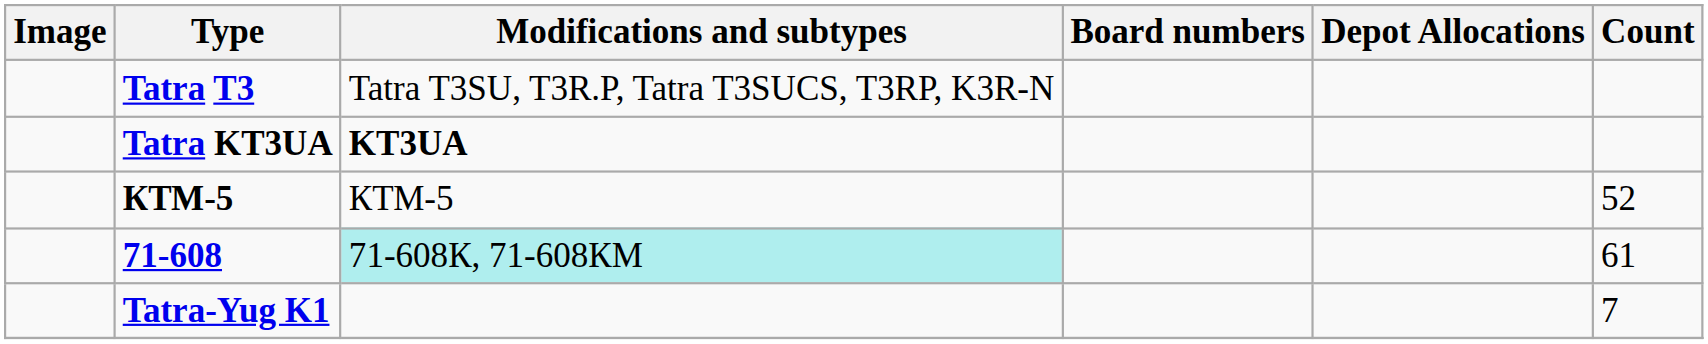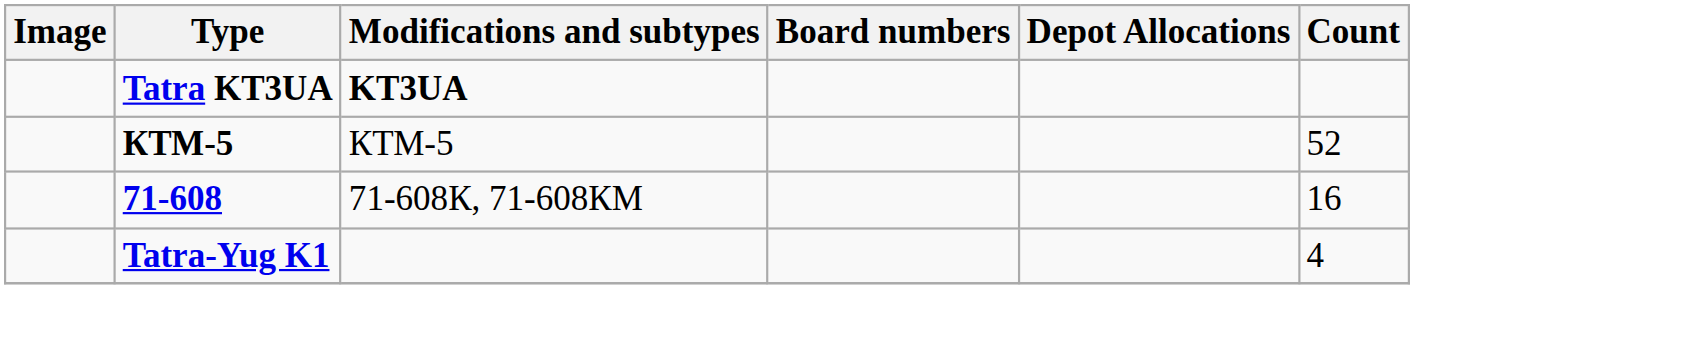- row: (188, 87)
(496, 254) paleturquoise background -> (496, 198) no background
(1619, 254) 61 -> (1324, 198) 16
(1610, 310) 7 -> (1315, 254) 4
